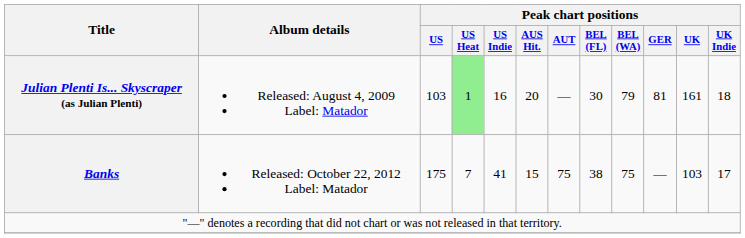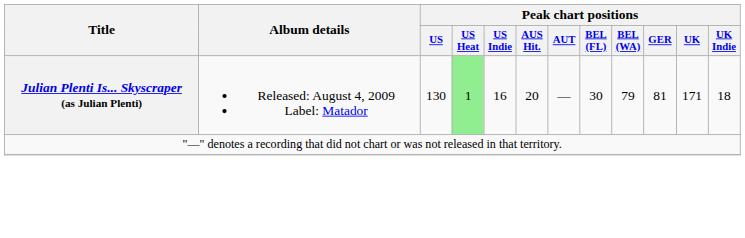(436, 95) 103 -> (436, 95) 130
(692, 95) 161 -> (692, 95) 171
- row: (102, 173)
